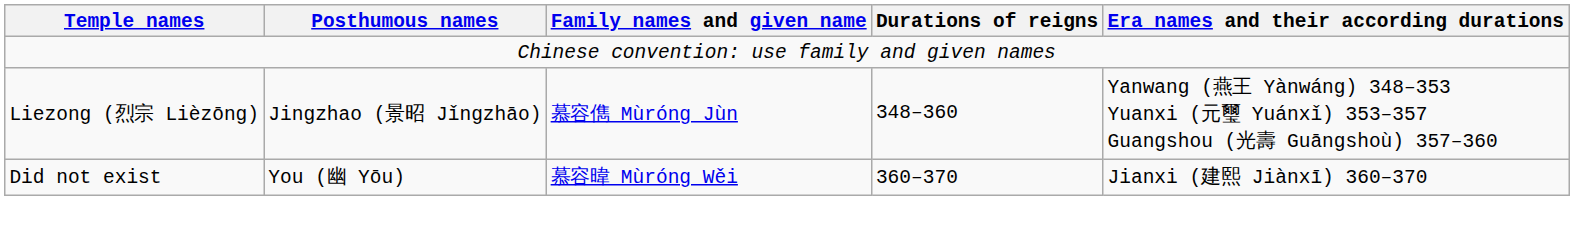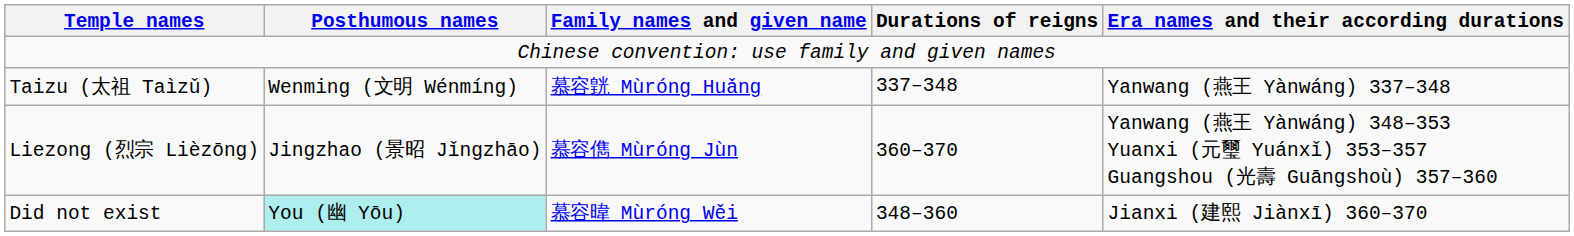+ row: (111, 87)
(917, 113) 348–360 -> (917, 150) 360–370
(337, 177) no background -> (337, 214) paleturquoise background
(917, 177) 360–370 -> (917, 213) 348–360
